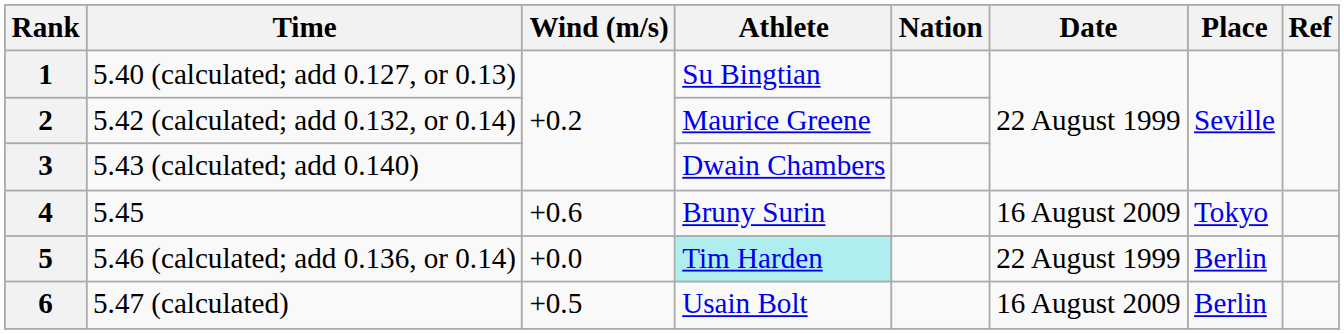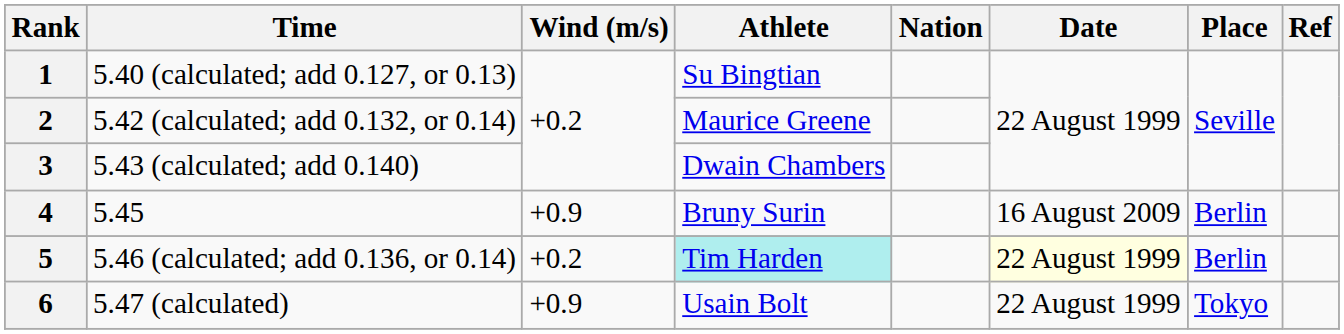(556, 212) +0.6 -> (556, 212) +0.9
(1231, 212) Tokyo -> (1230, 212) Berlin
(556, 258) +0.0 -> (556, 258) +0.2
(1088, 258) no background -> (1088, 258) lightyellow background
(556, 304) +0.5 -> (556, 304) +0.9
(1088, 304) 16 August 2009 -> (1088, 304) 22 August 1999
(1230, 304) Berlin -> (1231, 304) Tokyo
